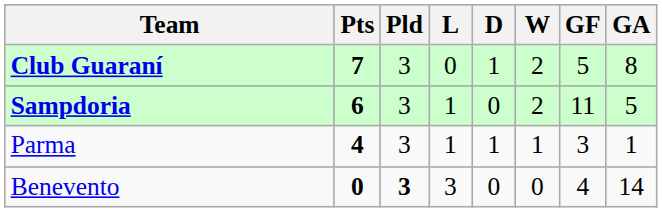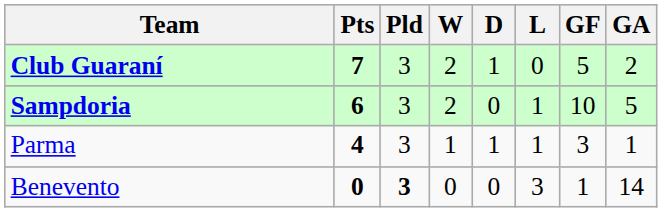columns swapped: (537, 24) <-> (450, 24)
(631, 65) 8 -> (631, 65) 2
(583, 105) 11 -> (583, 105) 10
(583, 186) 4 -> (583, 186) 1
